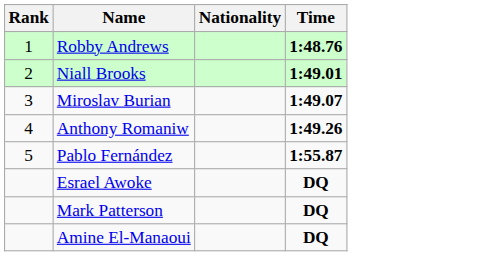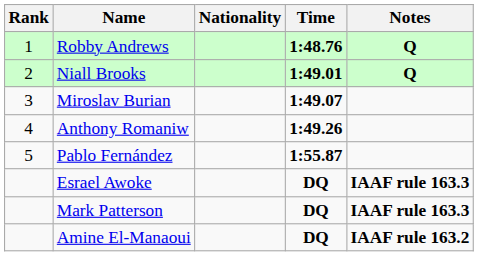+ column: (410, 18)
